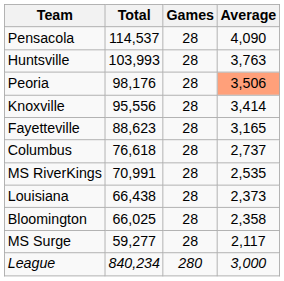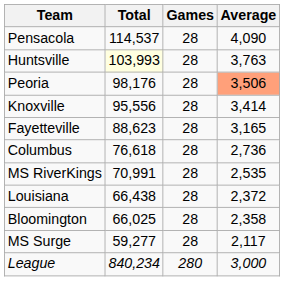(134, 60) no background -> (134, 60) lightyellow background
(248, 151) 2,737 -> (248, 151) 2,736
(248, 196) 2,373 -> (248, 196) 2,372
